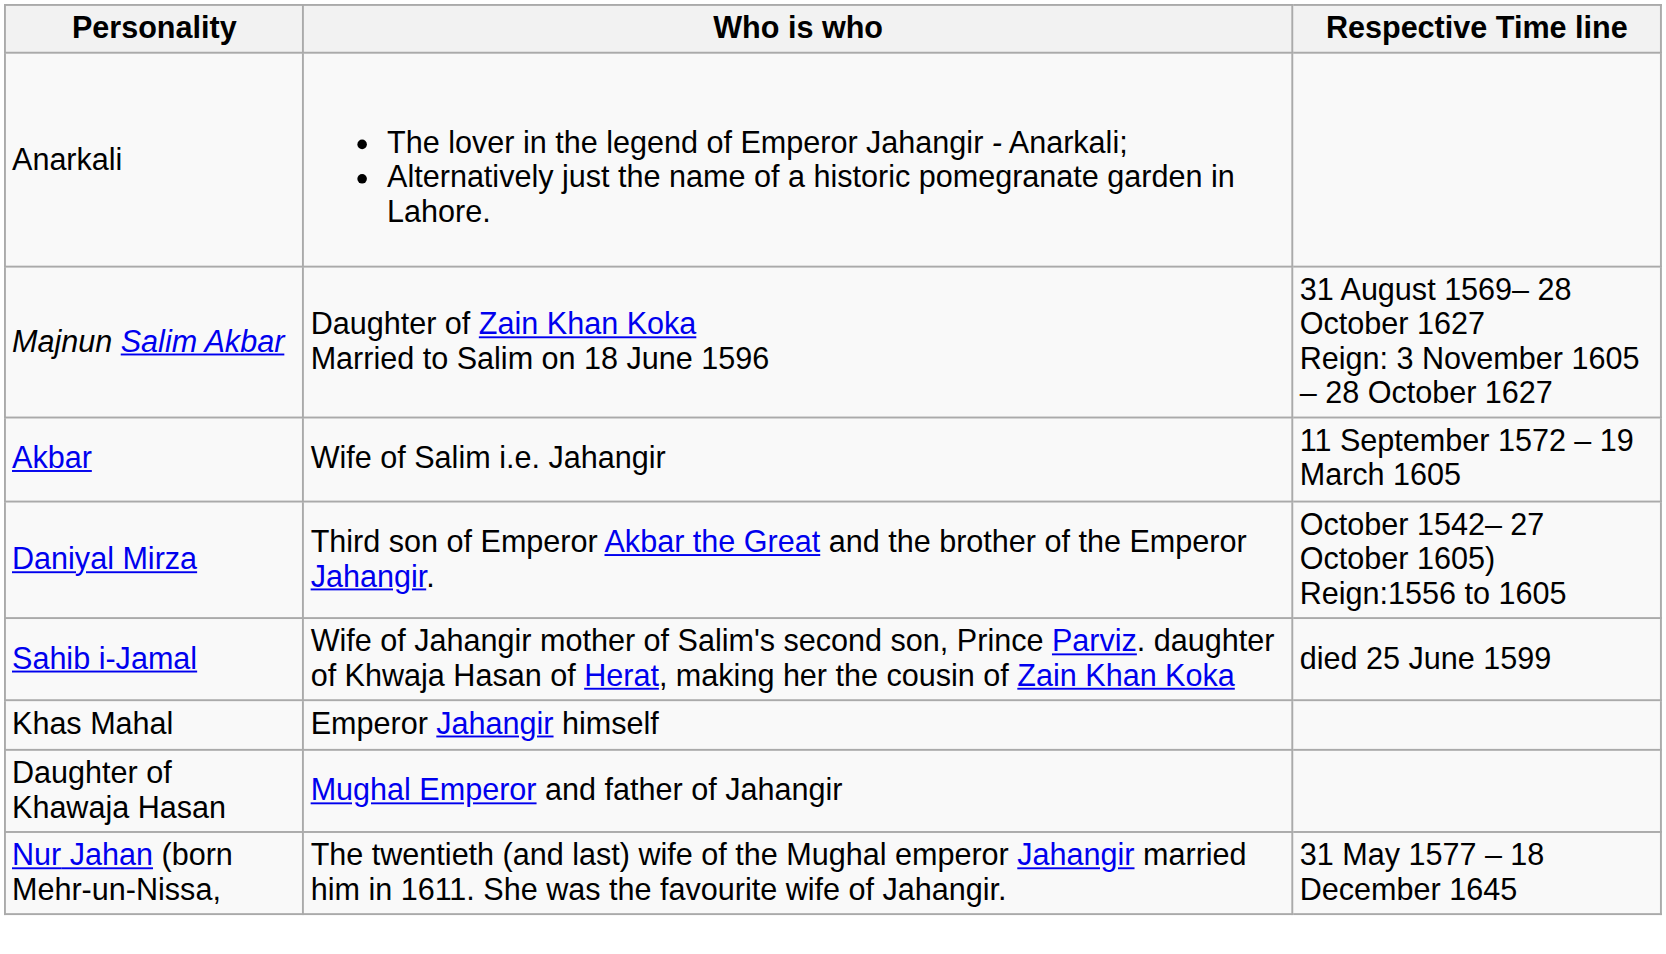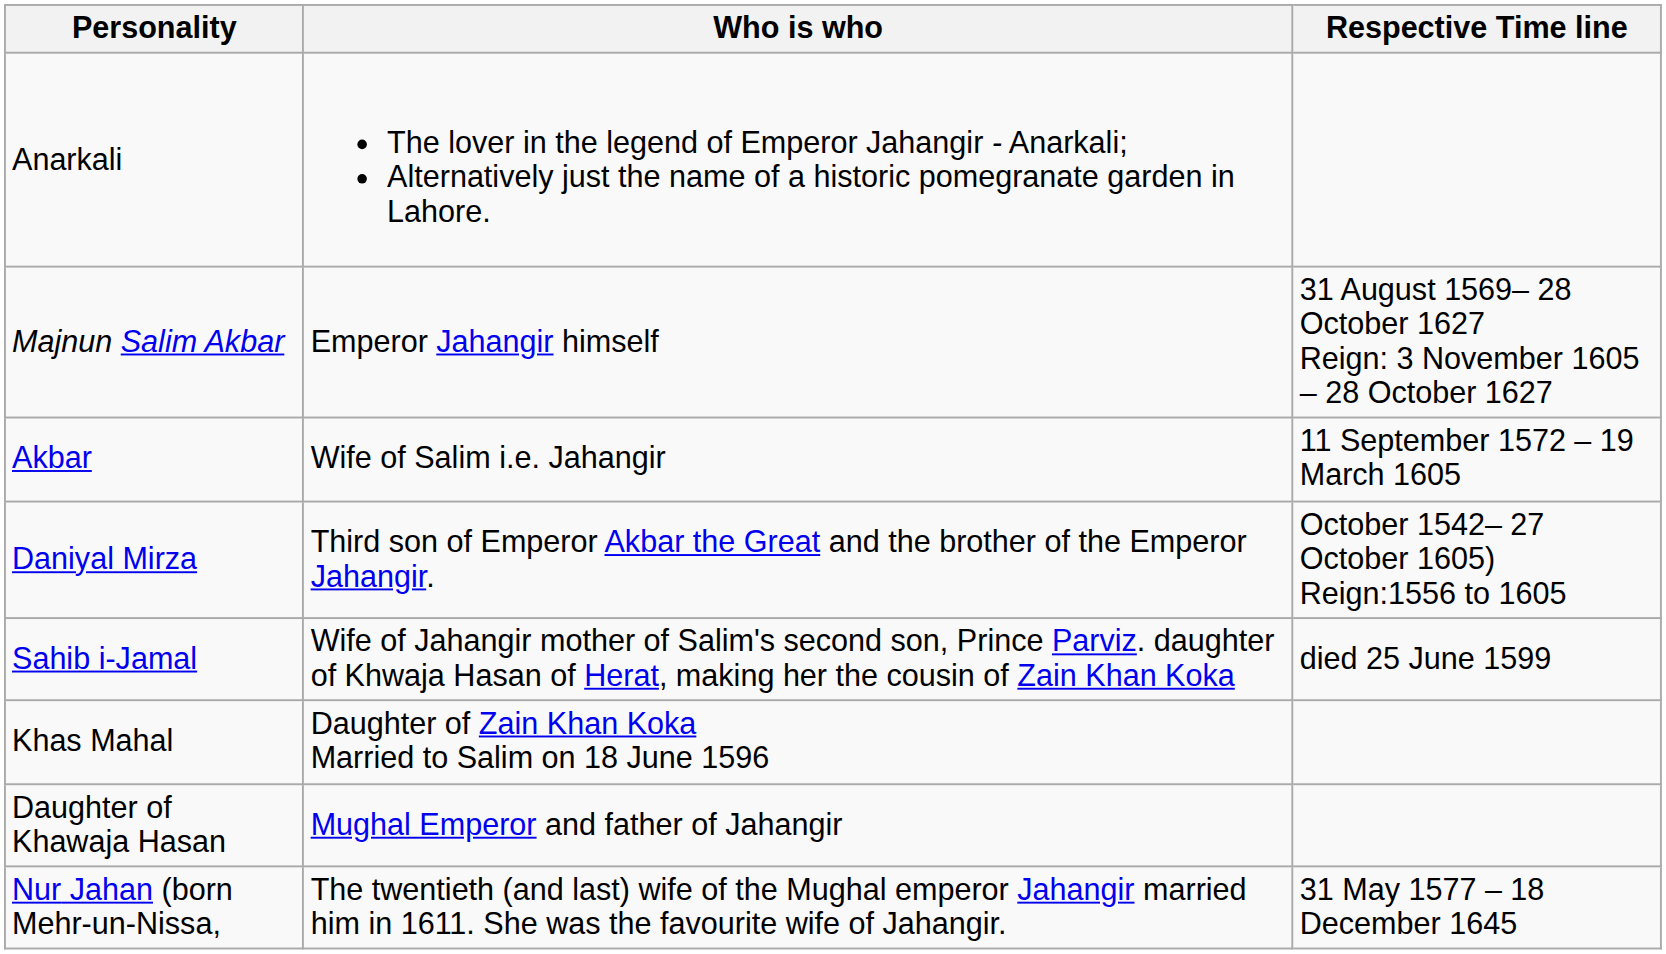(540, 341) Daughter of Zain Khan Koka Married to Salim on 18 June 1596 -> (485, 341) Emperor Jahangir himself
(485, 724) Emperor Jahangir himself -> (540, 741) Daughter of Zain Khan Koka Married to Salim on 18 June 1596
